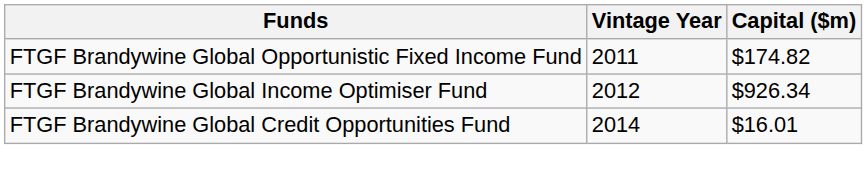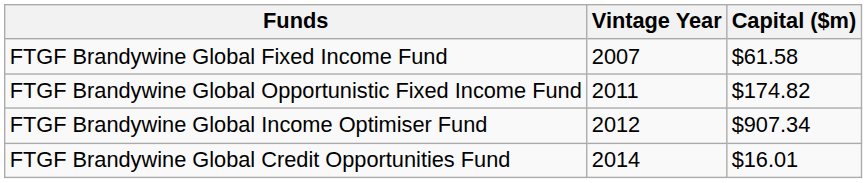+ row: (229, 56)
(771, 90) $926.34 -> (771, 125) $907.34
